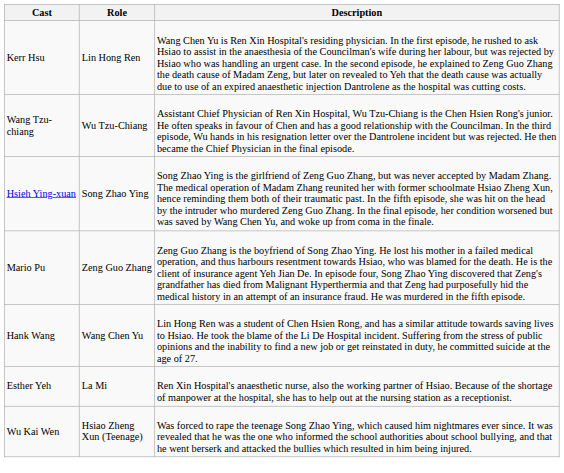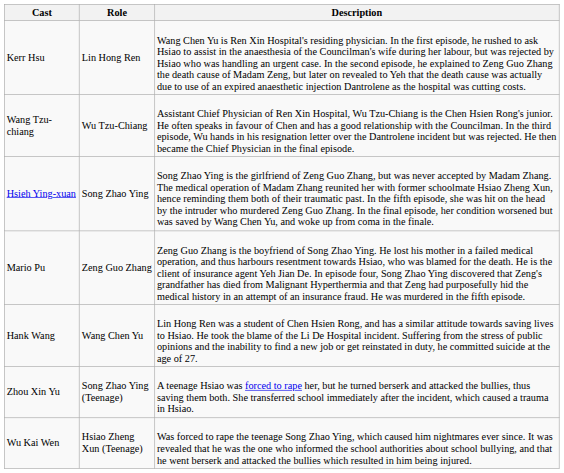- row: (29, 386)
+ row: (33, 392)
